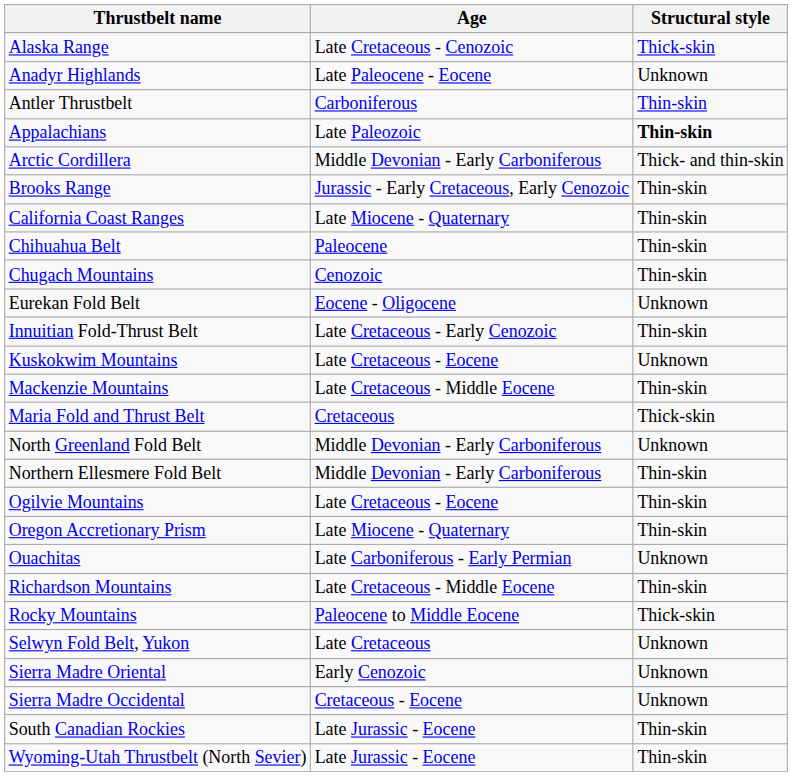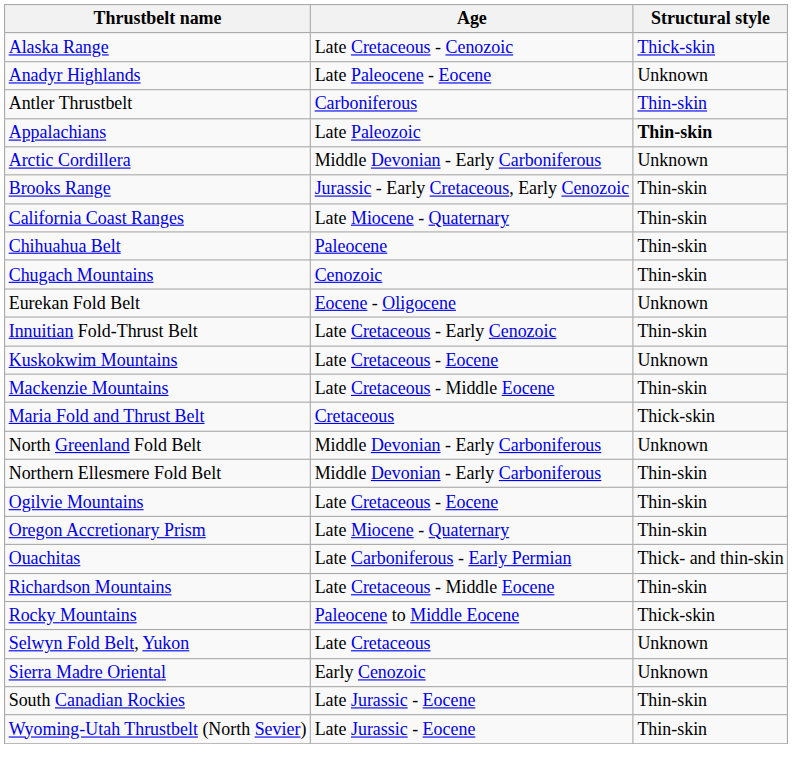(711, 160) Thick- and thin-skin -> (673, 160) Unknown
(673, 558) Unknown -> (711, 558) Thick- and thin-skin
- row: (97, 700)
